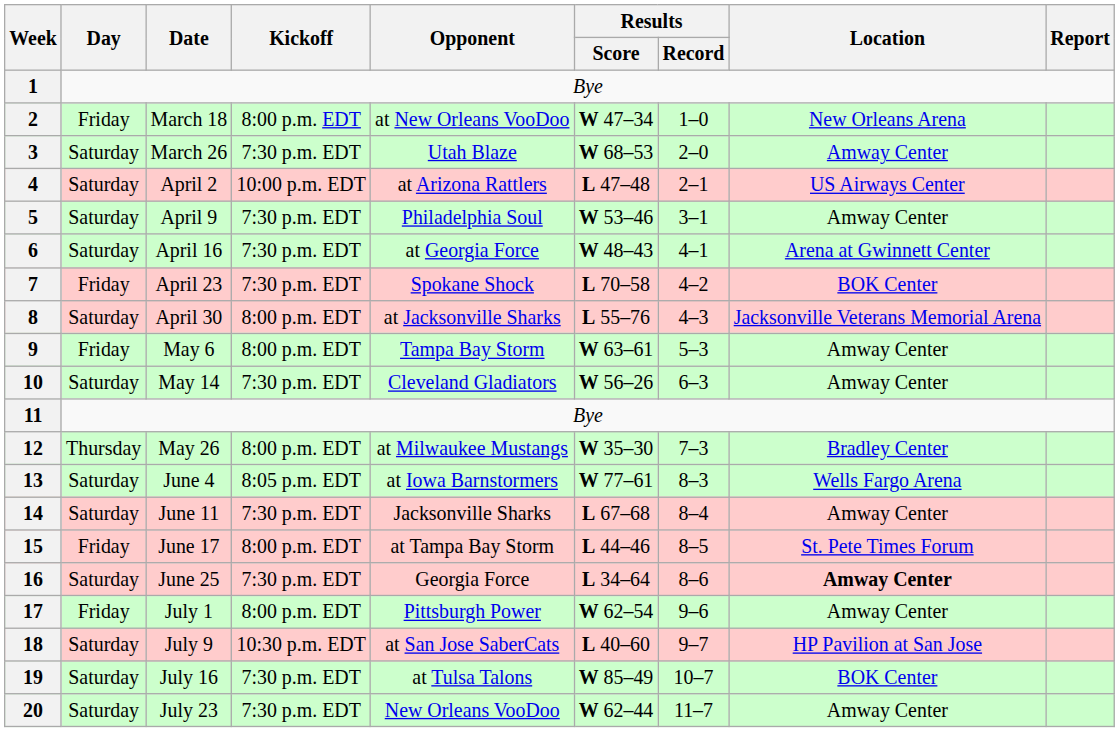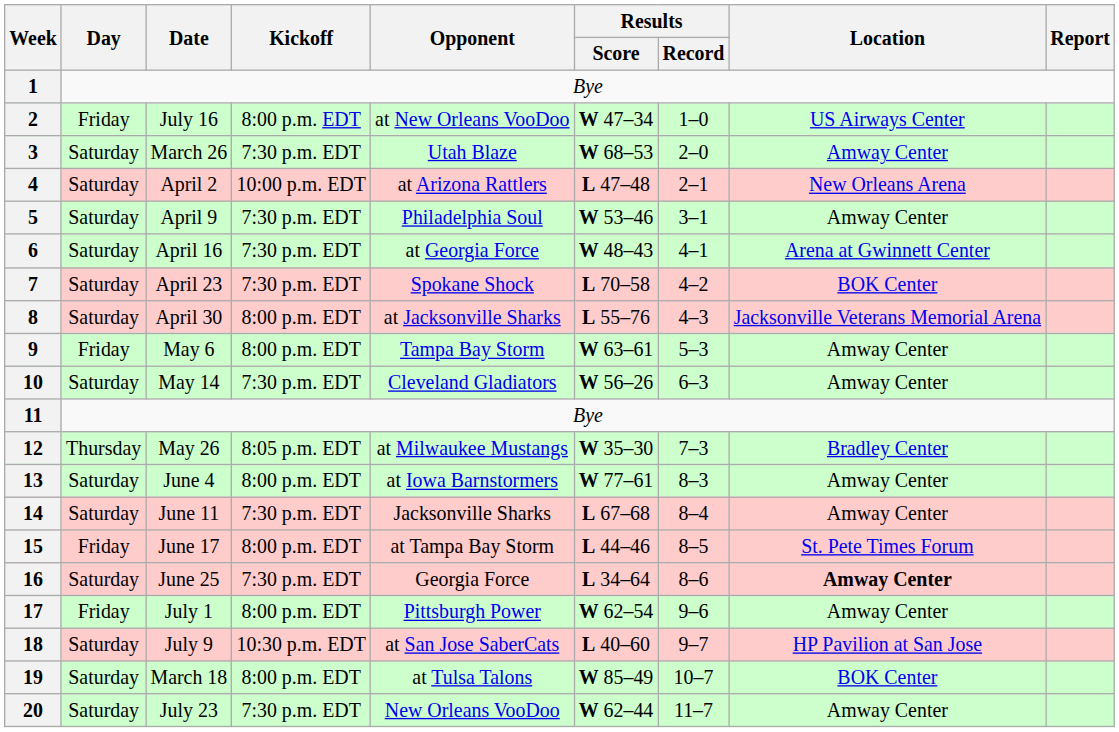(189, 119) March 18 -> (189, 119) July 16
(887, 119) New Orleans Arena -> (887, 119) US Airways Center
(887, 185) US Airways Center -> (887, 185) New Orleans Arena
(104, 283) Friday -> (104, 283) Saturday
(301, 447) 8:00 p.m. EDT -> (301, 447) 8:05 p.m. EDT
(301, 480) 8:05 p.m. EDT -> (301, 480) 8:00 p.m. EDT
(887, 480) Wells Fargo Arena -> (887, 480) Amway Center
(189, 677) July 16 -> (189, 677) March 18
(301, 677) 7:30 p.m. EDT -> (301, 677) 8:00 p.m. EDT
